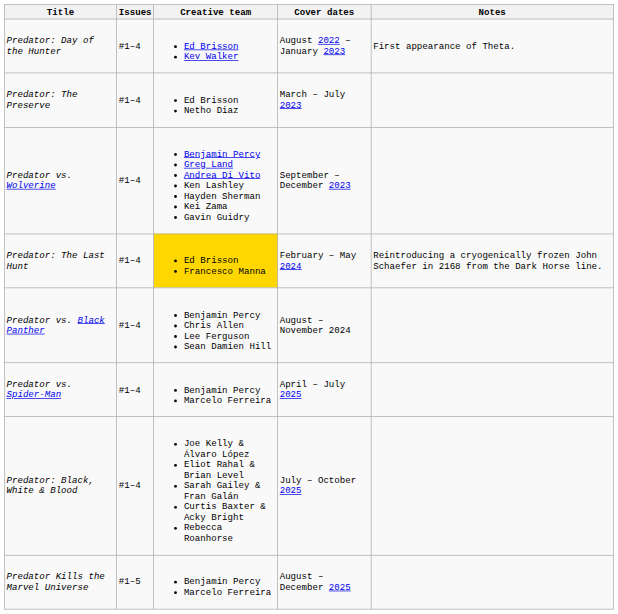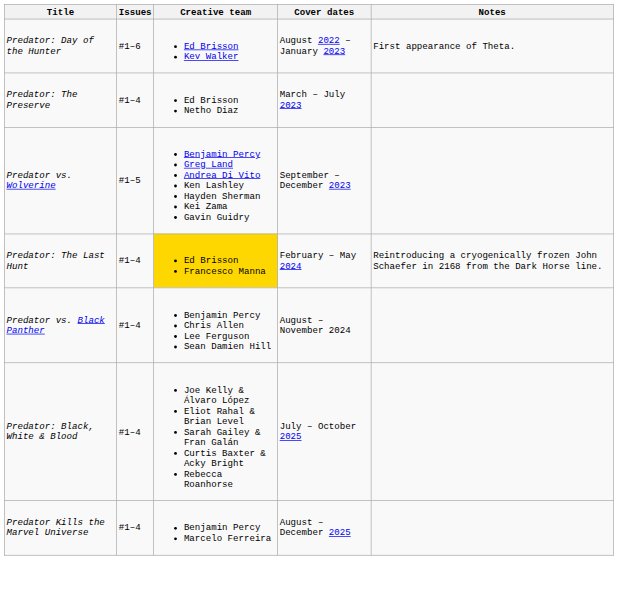(130, 46) #1–4 -> (130, 46) #1–6
(130, 181) #1–4 -> (130, 181) #1–5
- row: (39, 390)
(130, 582) #1–5 -> (130, 528) #1–4
